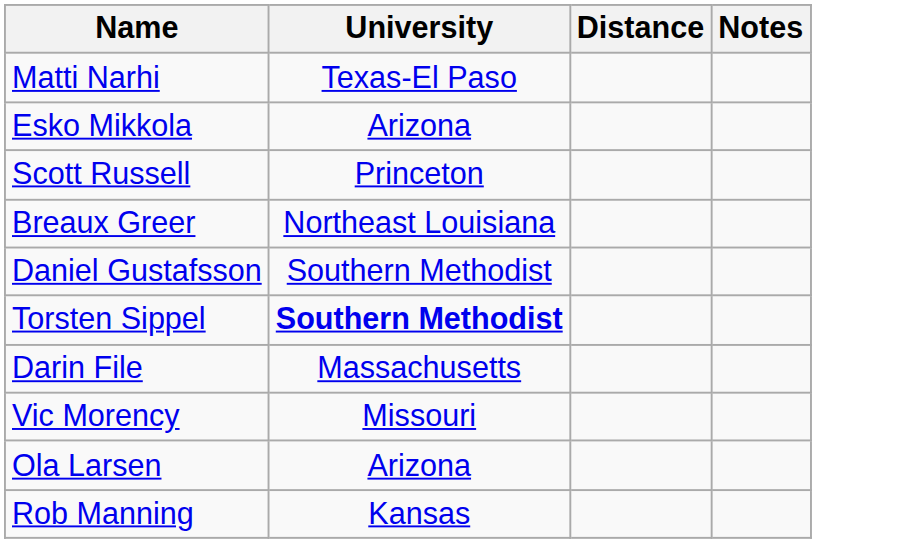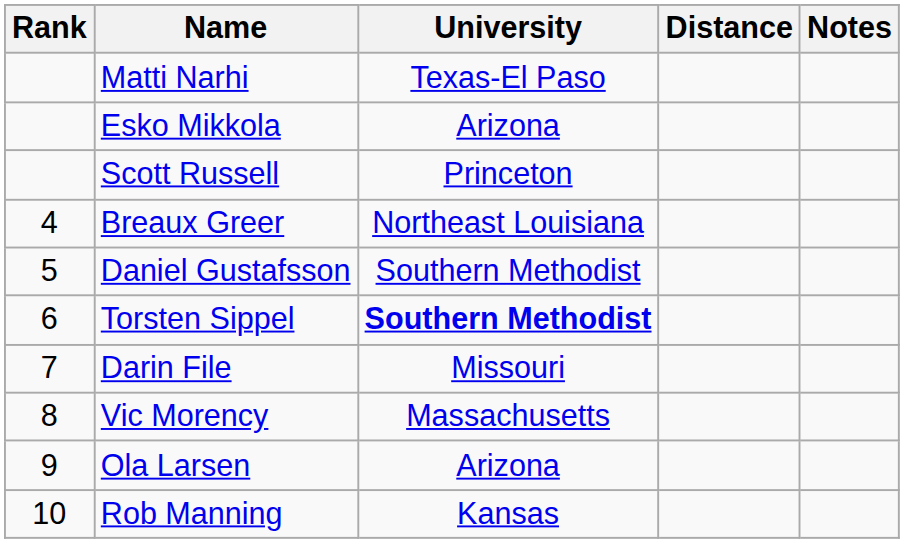+ column: (49, 28)
(419, 367) Massachusetts -> (508, 367) Missouri
(419, 416) Missouri -> (508, 416) Massachusetts
